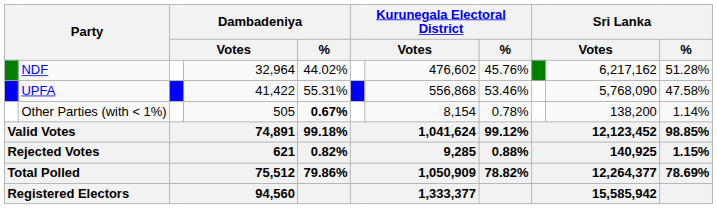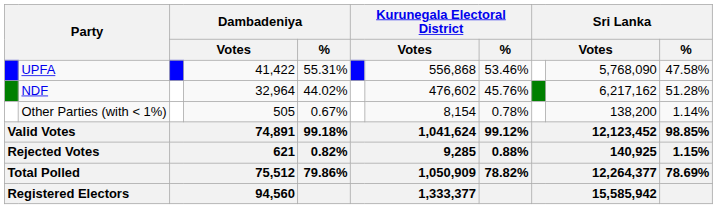rows swapped: (38, 91) <-> (35, 70)
(329, 111) bold -> (329, 111) normal
